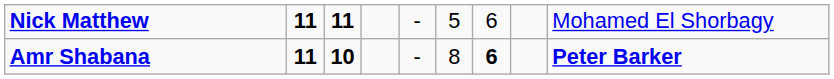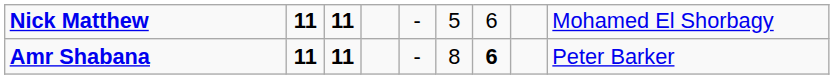(343, 56) 10 -> (343, 56) 11
(617, 56) bold -> (613, 56) normal
